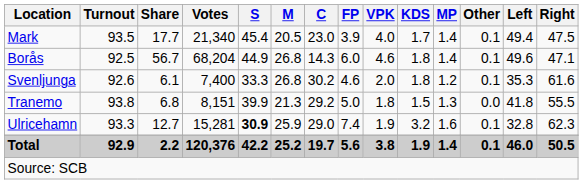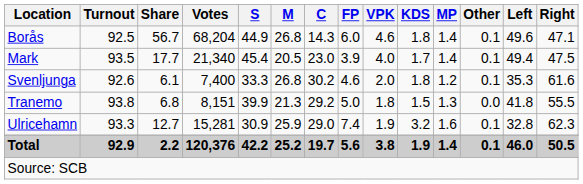rows swapped: (26, 59) <-> (23, 37)
(255, 124) bold -> (255, 124) normal
